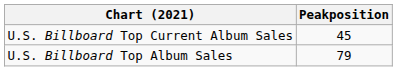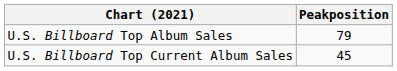rows swapped: (120, 55) <-> (150, 35)
